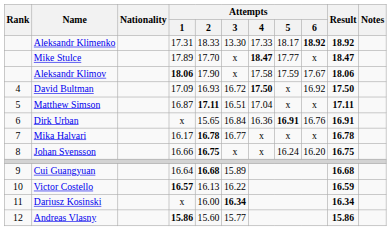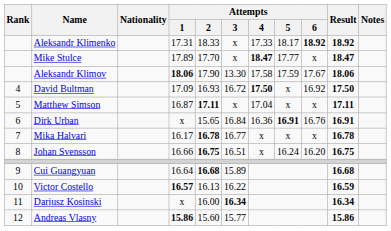(235, 43) 13.30 -> (235, 43) x
(235, 74) x -> (235, 74) 13.30
(235, 105) 16.51 -> (235, 105) x
(235, 151) x -> (235, 151) 16.51
